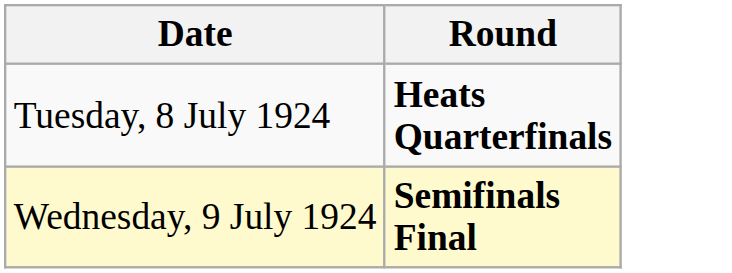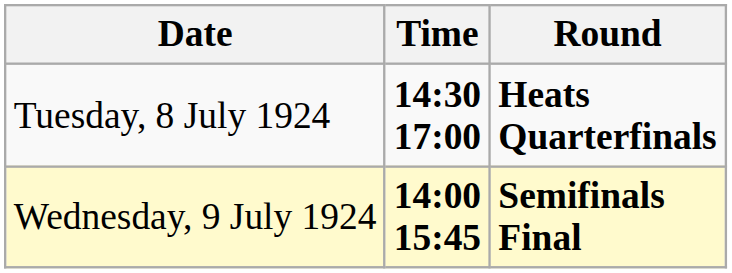+ column: (437, 34)
